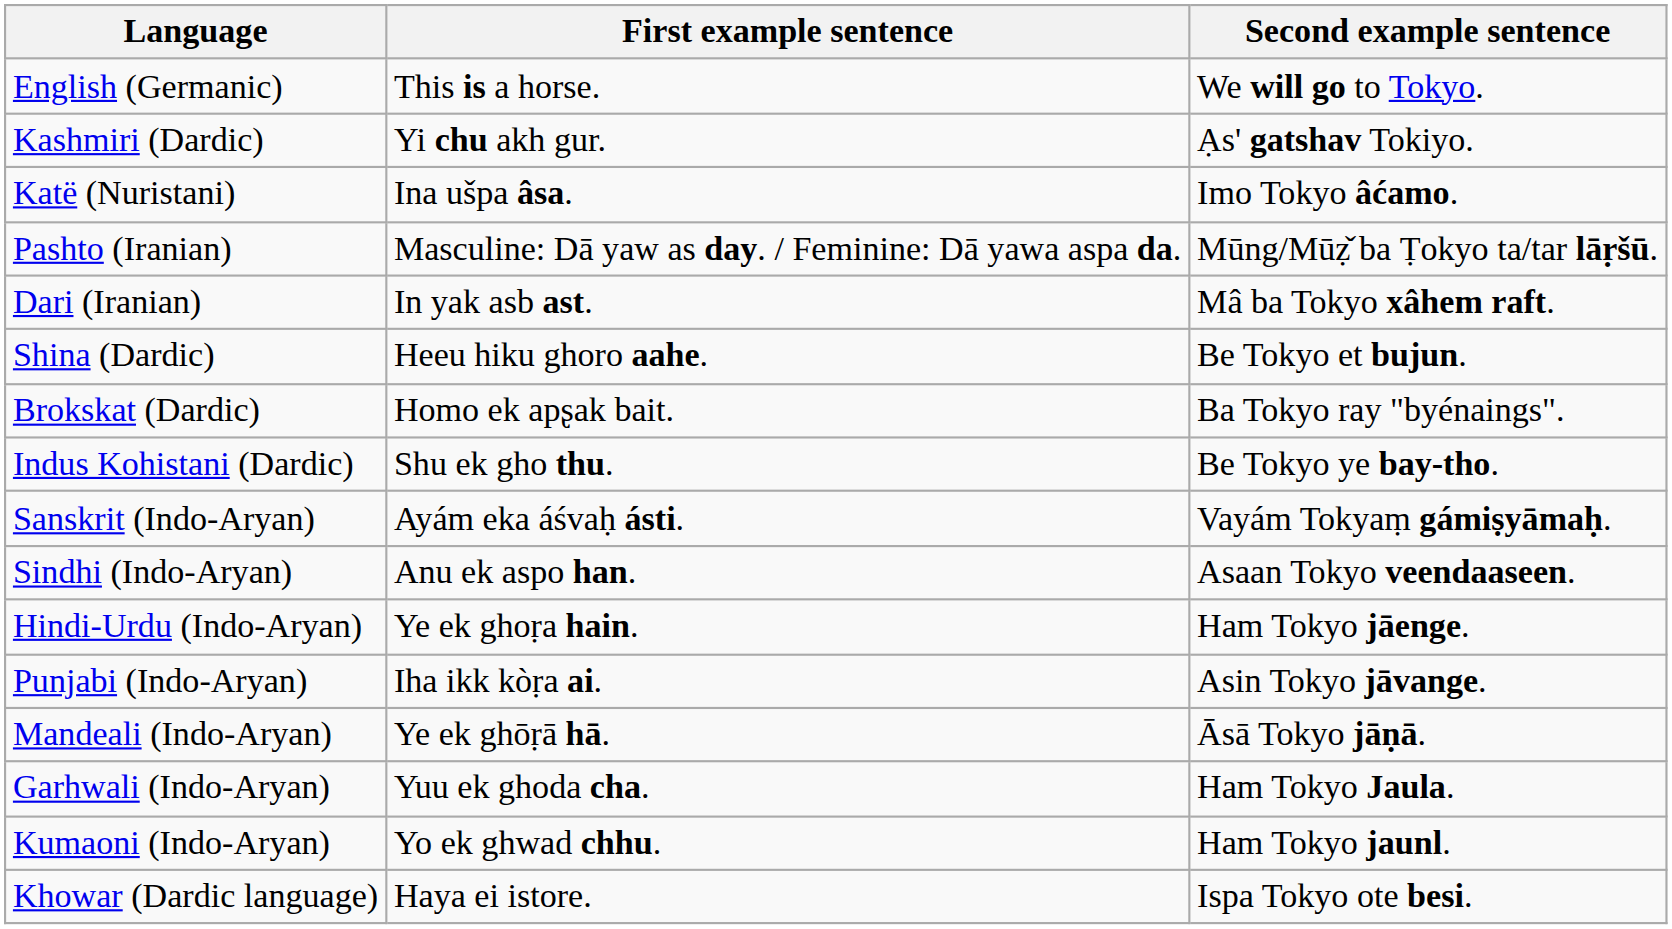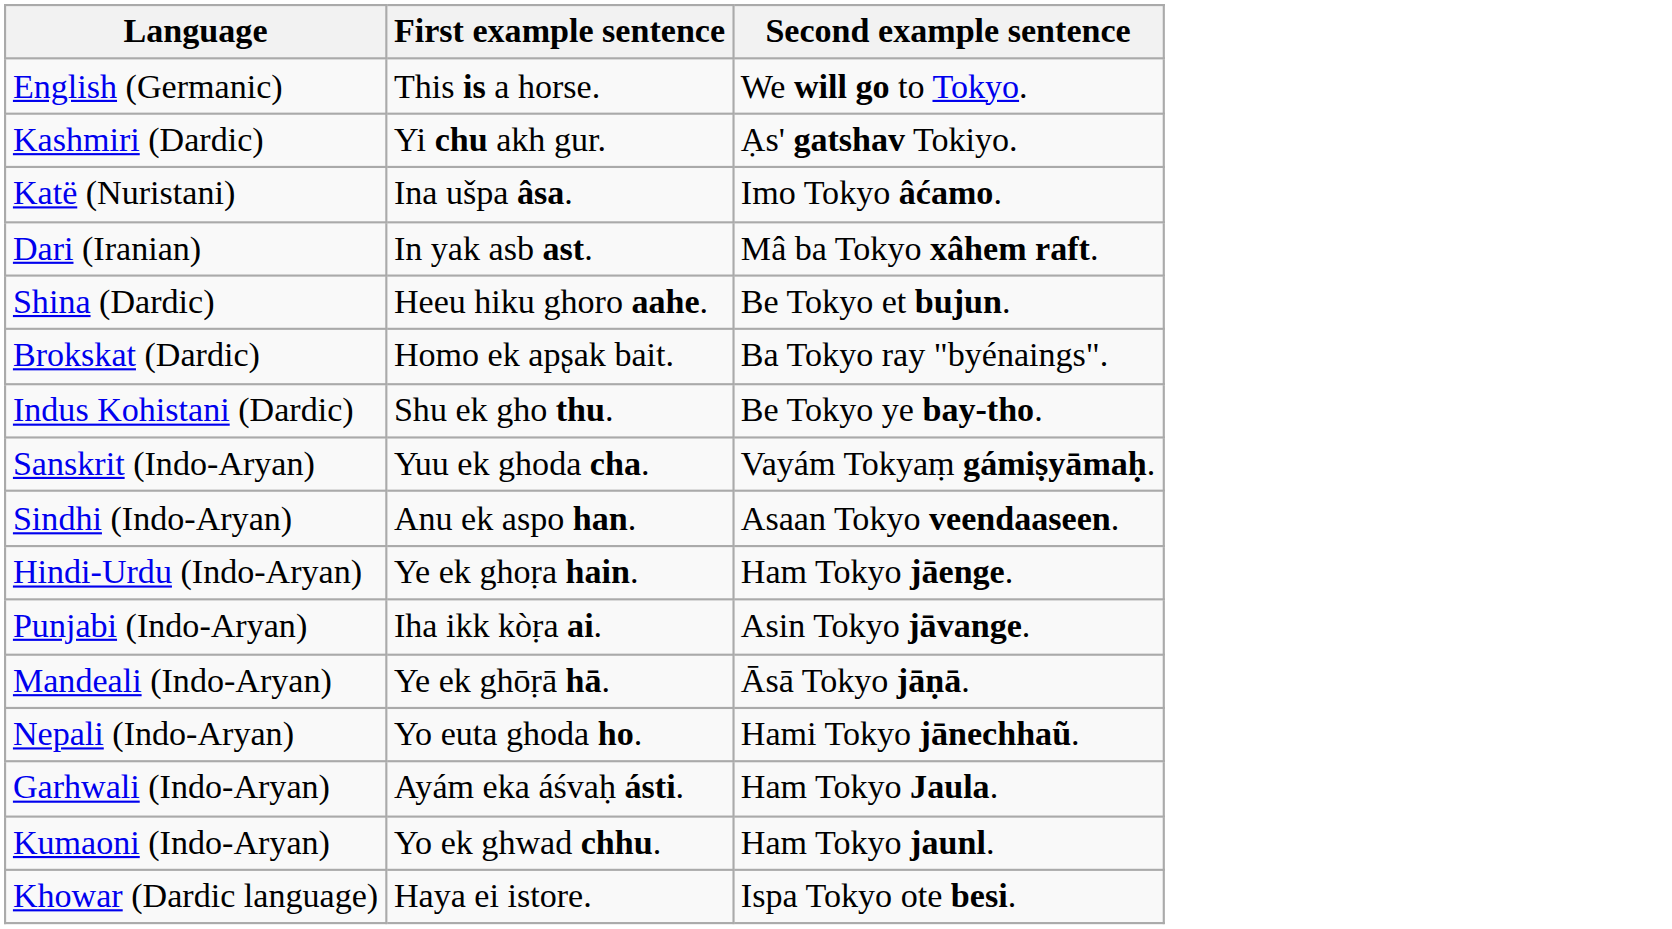- row: (122, 247)
(539, 517) Ayám eka áśvaḥ ásti. -> (522, 463) Yuu ek ghoda cha.
+ row: (153, 734)
(522, 788) Yuu ek ghoda cha. -> (539, 788) Ayám eka áśvaḥ ásti.
